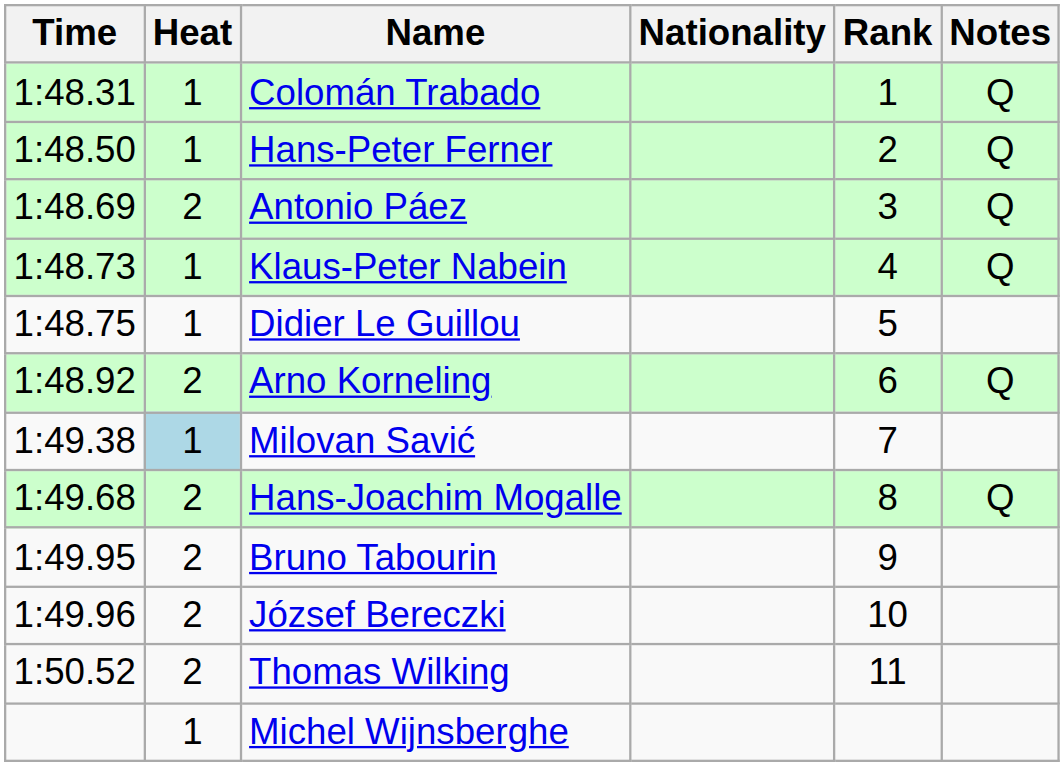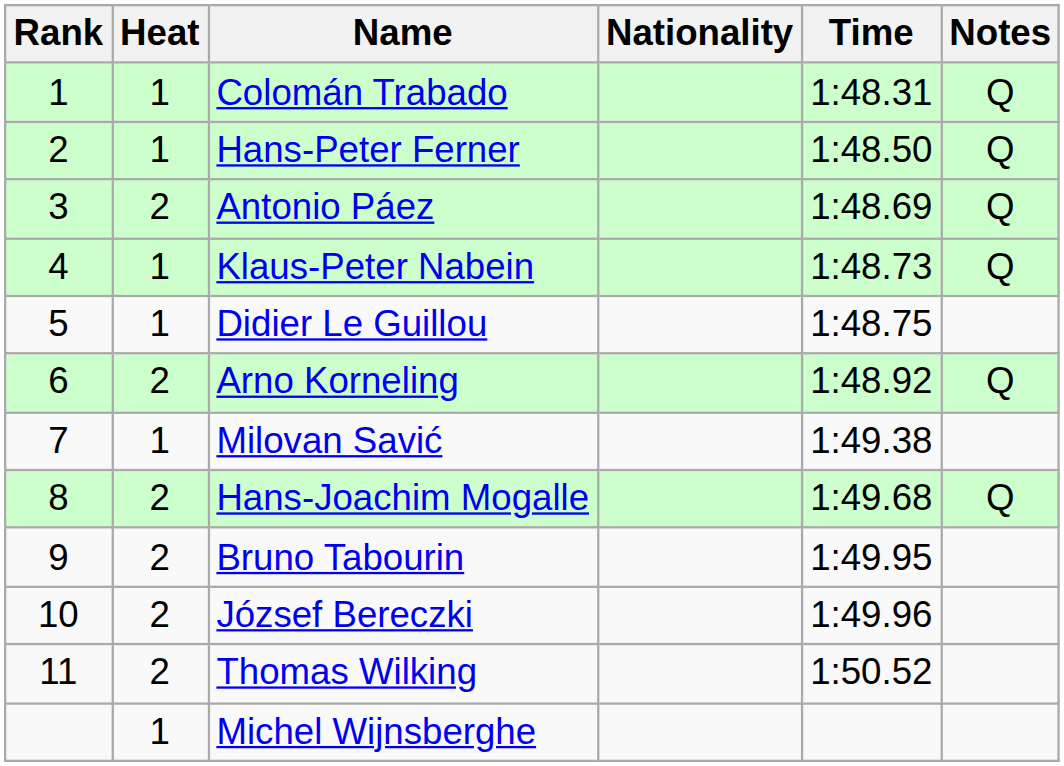columns swapped: (888, 33) <-> (75, 33)
(192, 440) lightblue background -> (160, 440) no background
